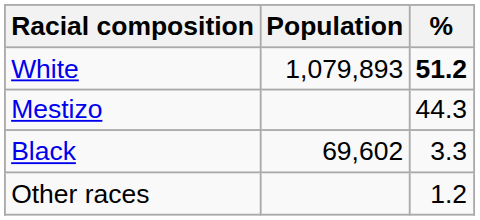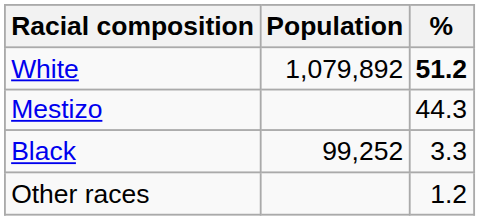(344, 68) 1,079,893 -> (344, 68) 1,079,892
(363, 152) 69,602 -> (363, 152) 99,252
